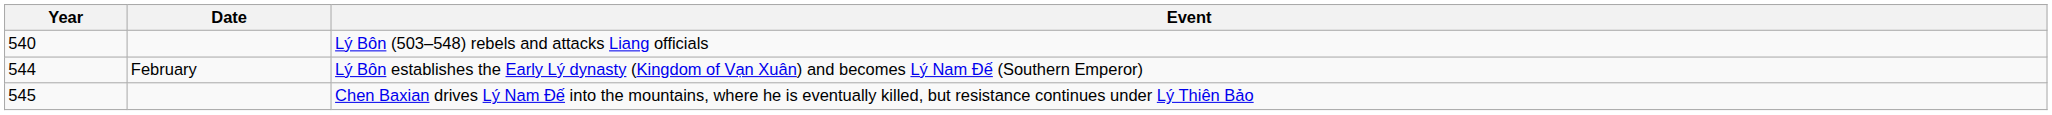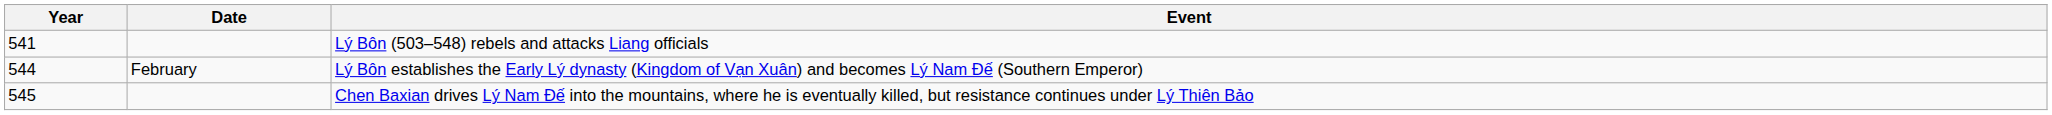(22, 43) 540 -> (22, 43) 541
